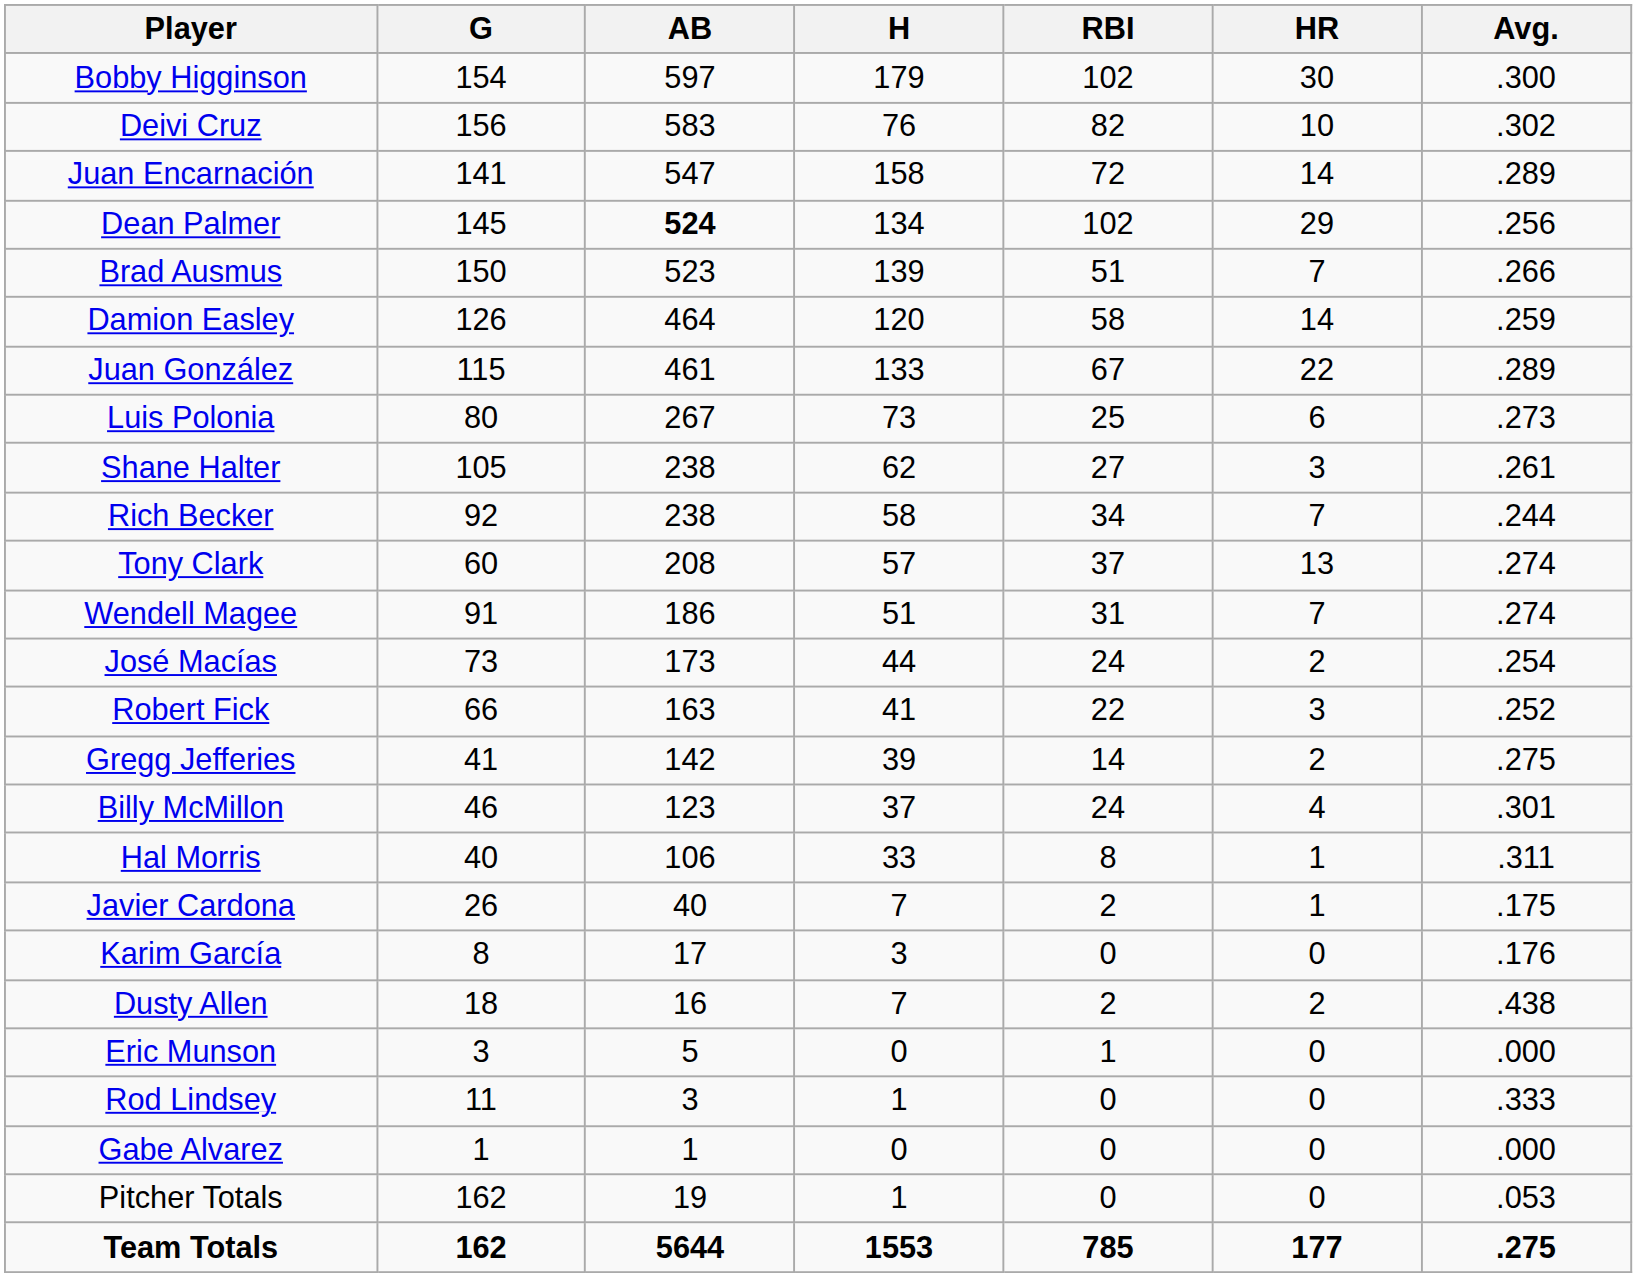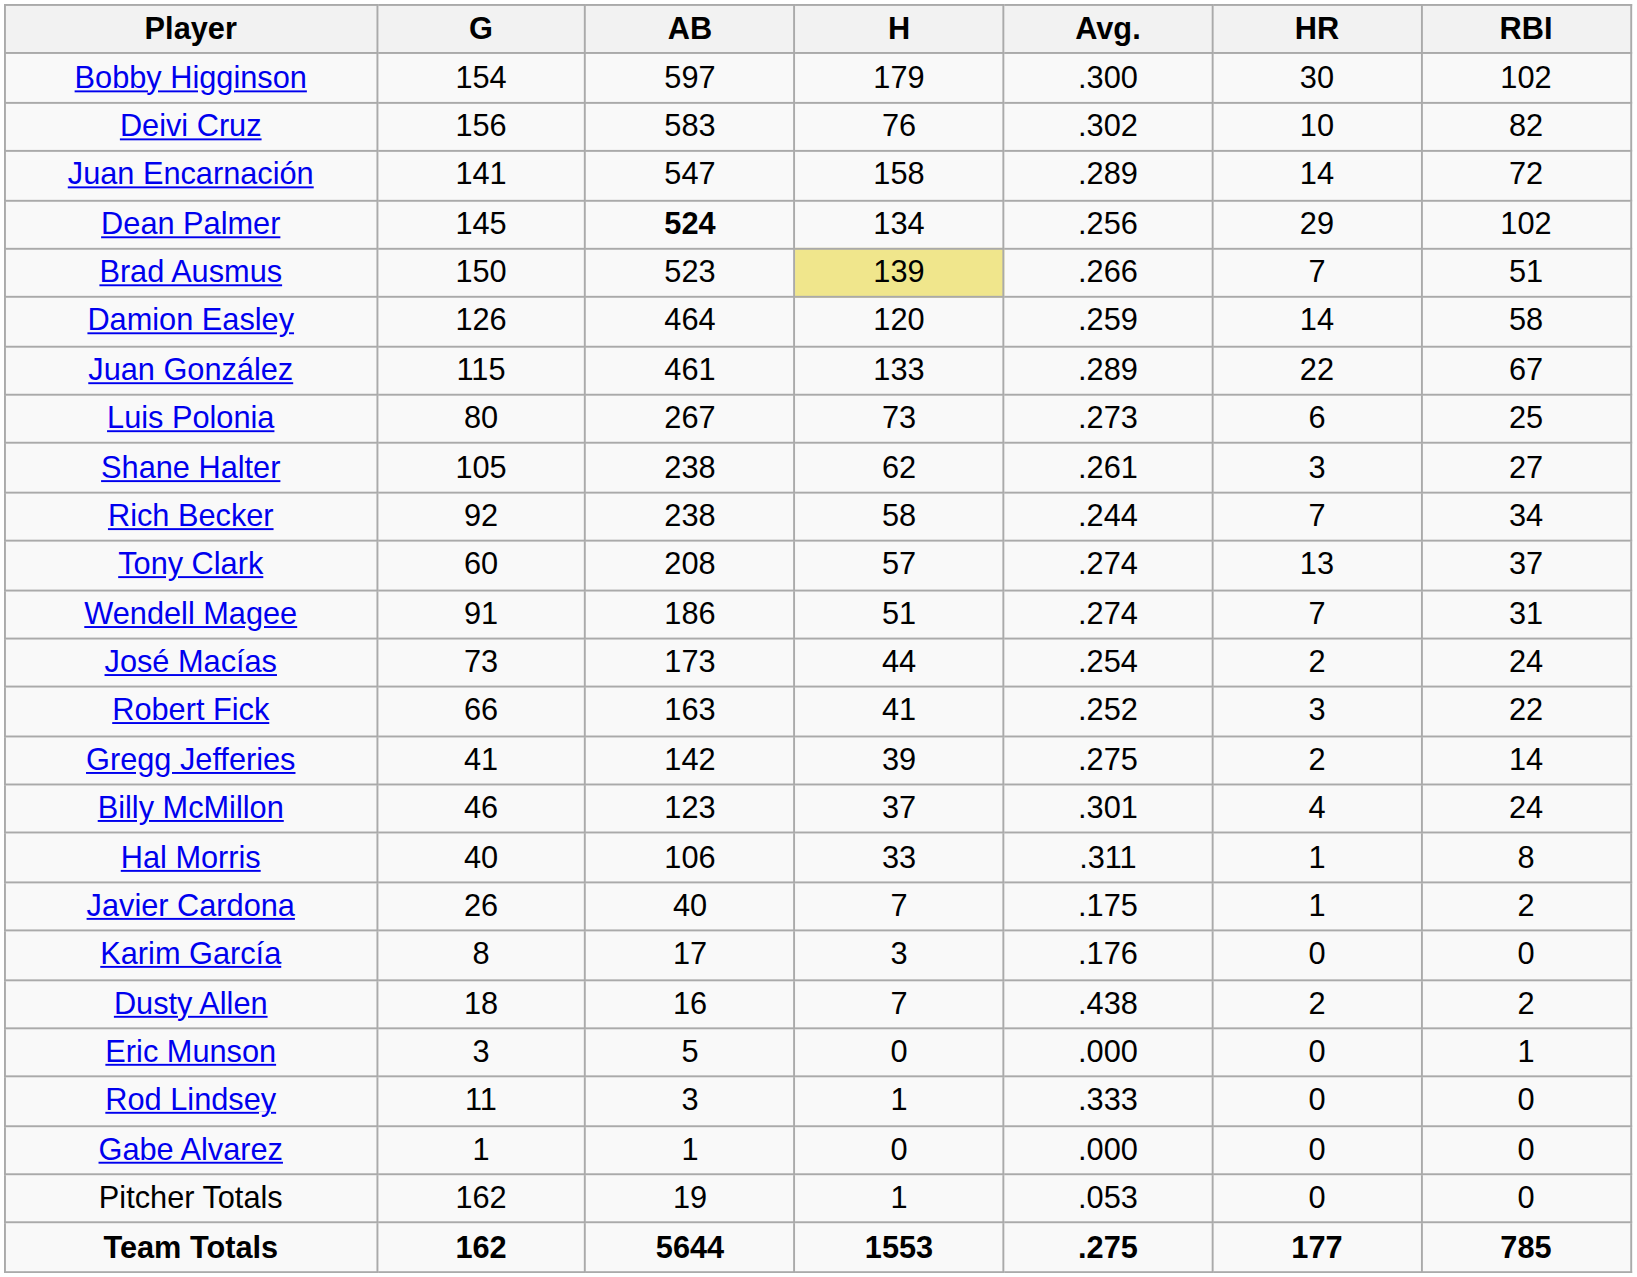columns swapped: (1526, 28) <-> (1108, 28)
(899, 272) no background -> (899, 272) khaki background
